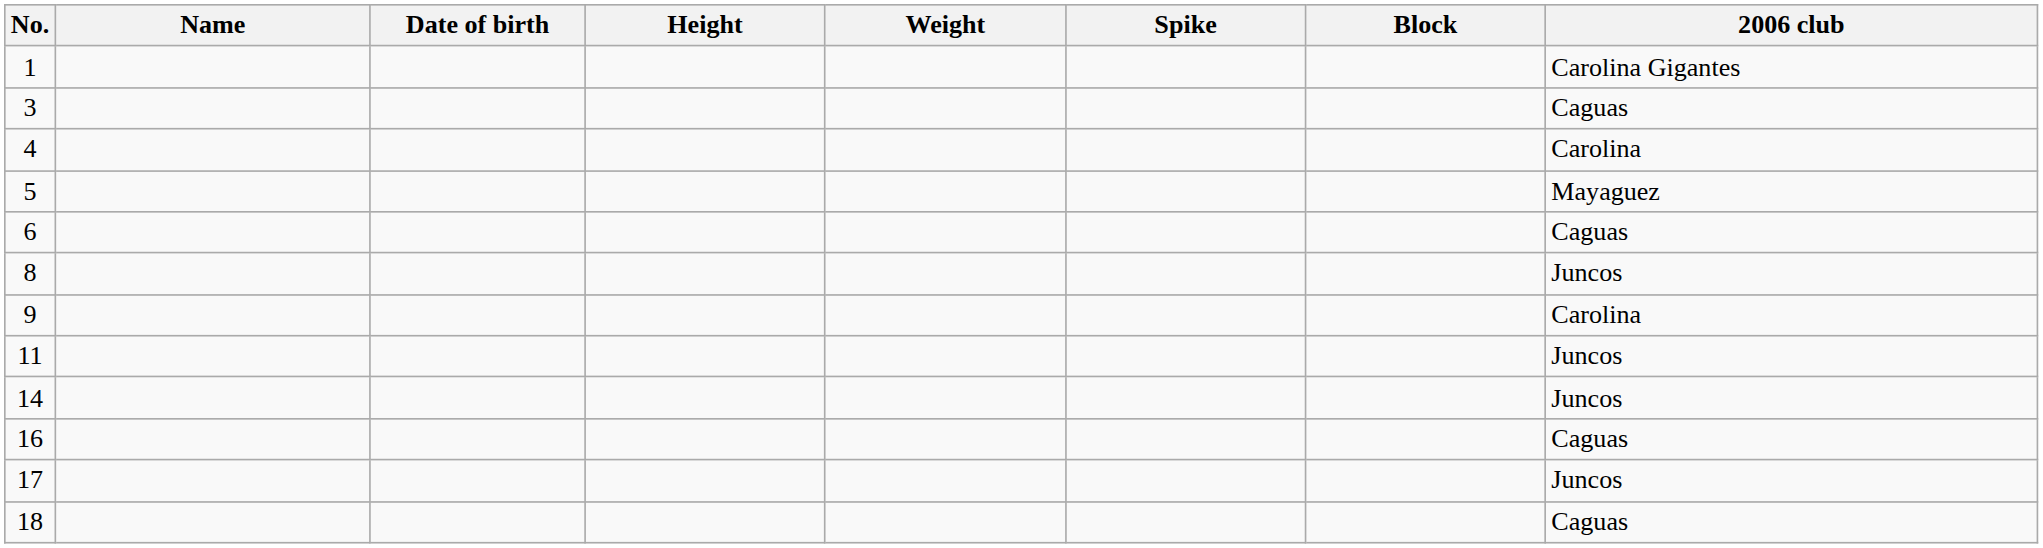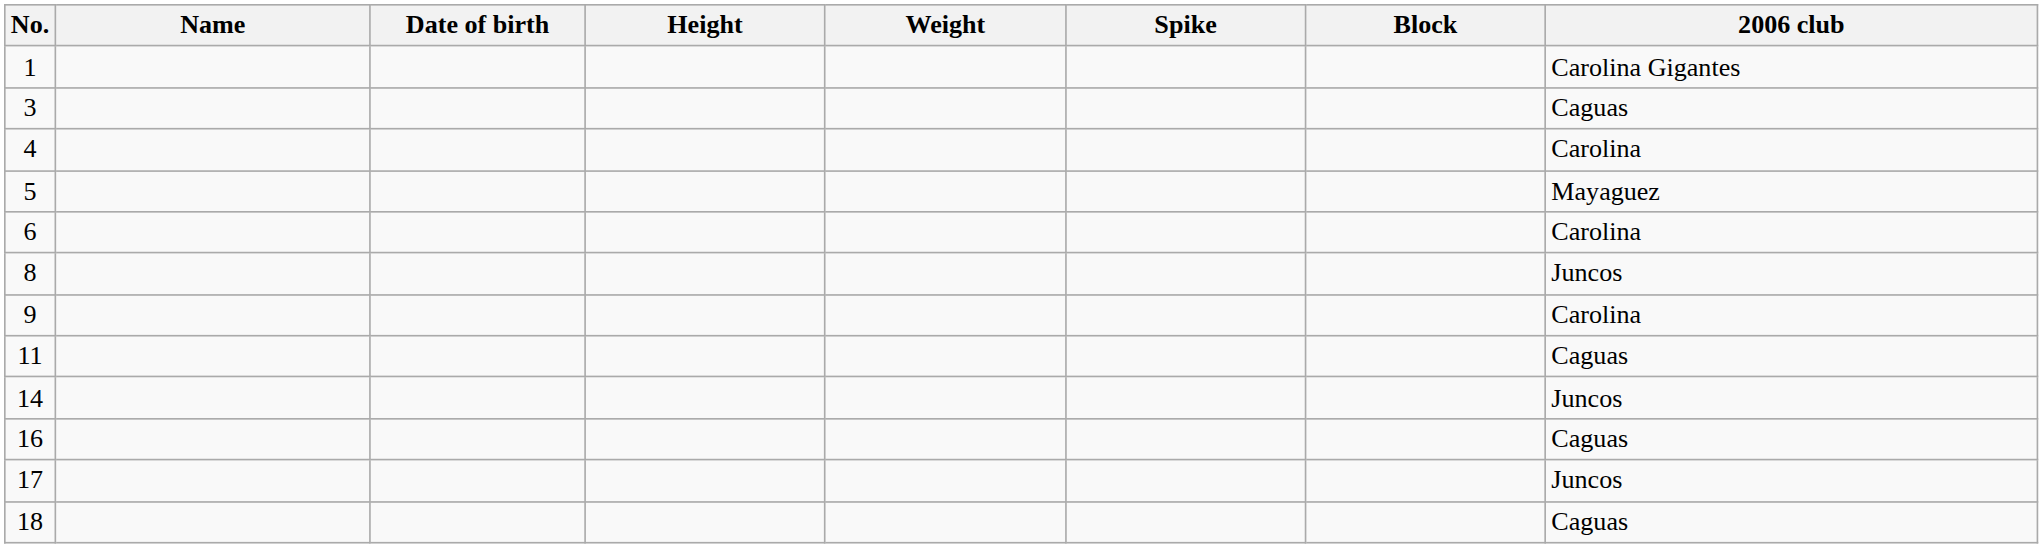(1590, 231) Caguas -> (1596, 231) Carolina
(1587, 356) Juncos -> (1590, 356) Caguas
